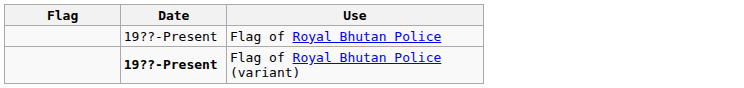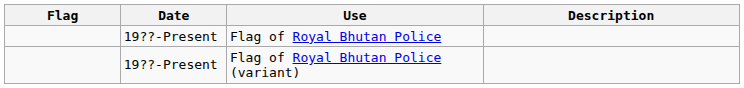+ column: (611, 15)
(171, 65) bold -> (171, 65) normal
